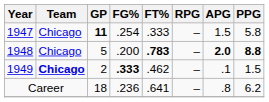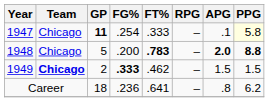(223, 32) 1.5 -> (226, 32) .1
(253, 32) no background -> (253, 32) lightyellow background
(226, 69) .1 -> (223, 69) 1.5
